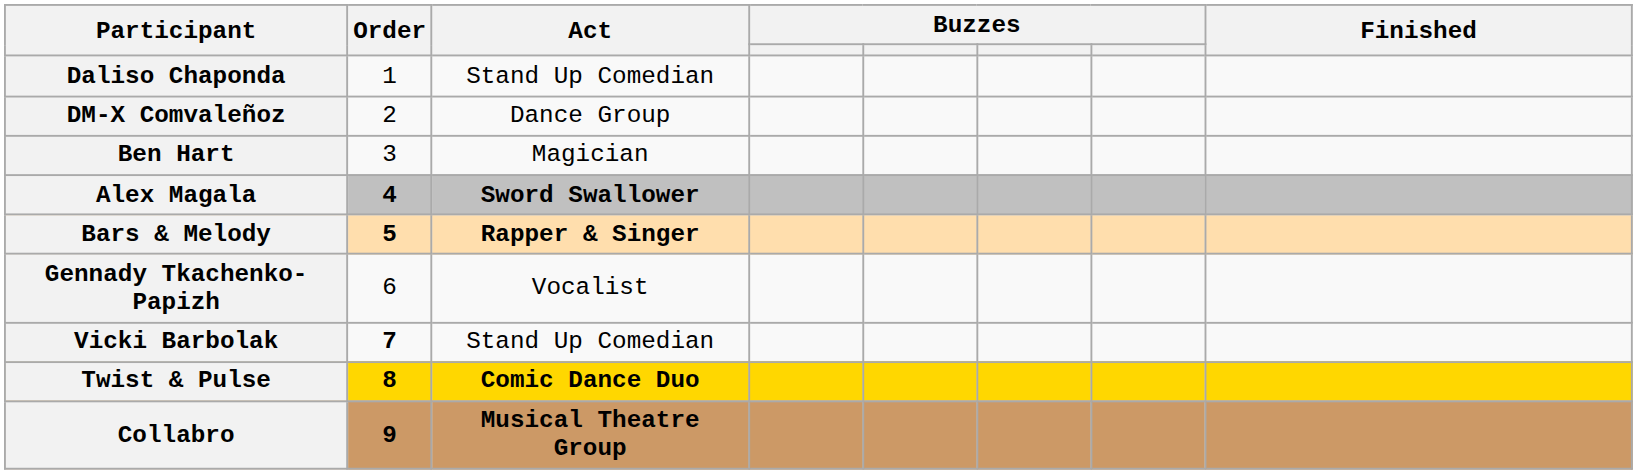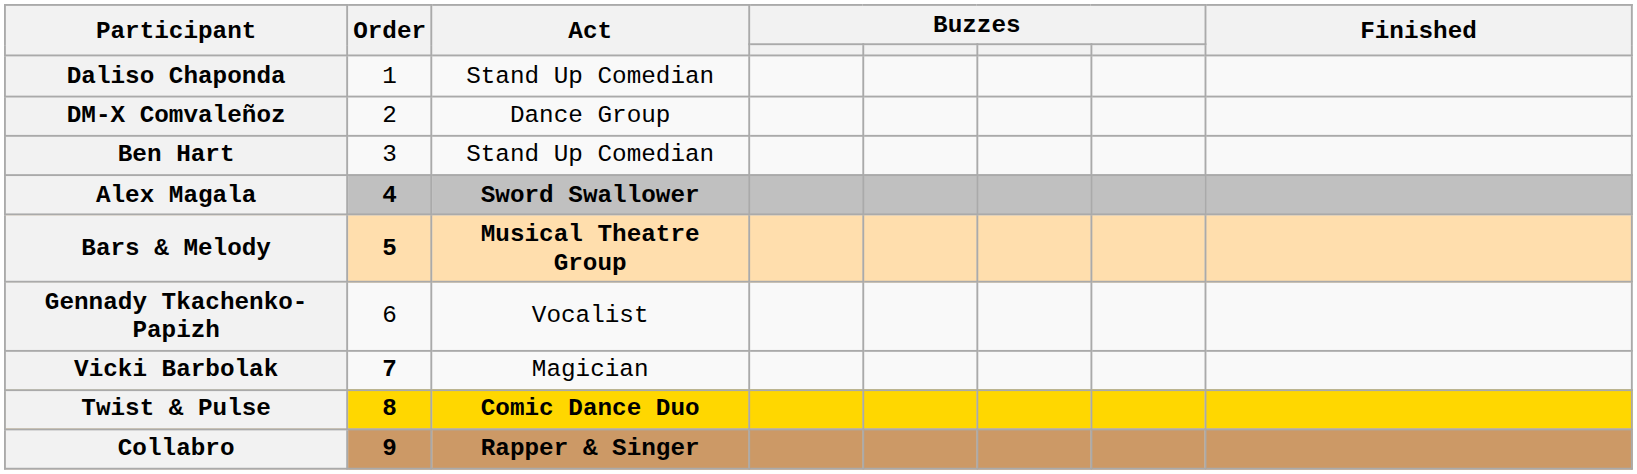(590, 155) Magician -> (590, 155) Stand Up Comedian
(590, 234) Rapper & Singer -> (590, 248) Musical Theatre Group
(590, 342) Stand Up Comedian -> (590, 370) Magician
(590, 435) Musical Theatre Group -> (590, 449) Rapper & Singer
